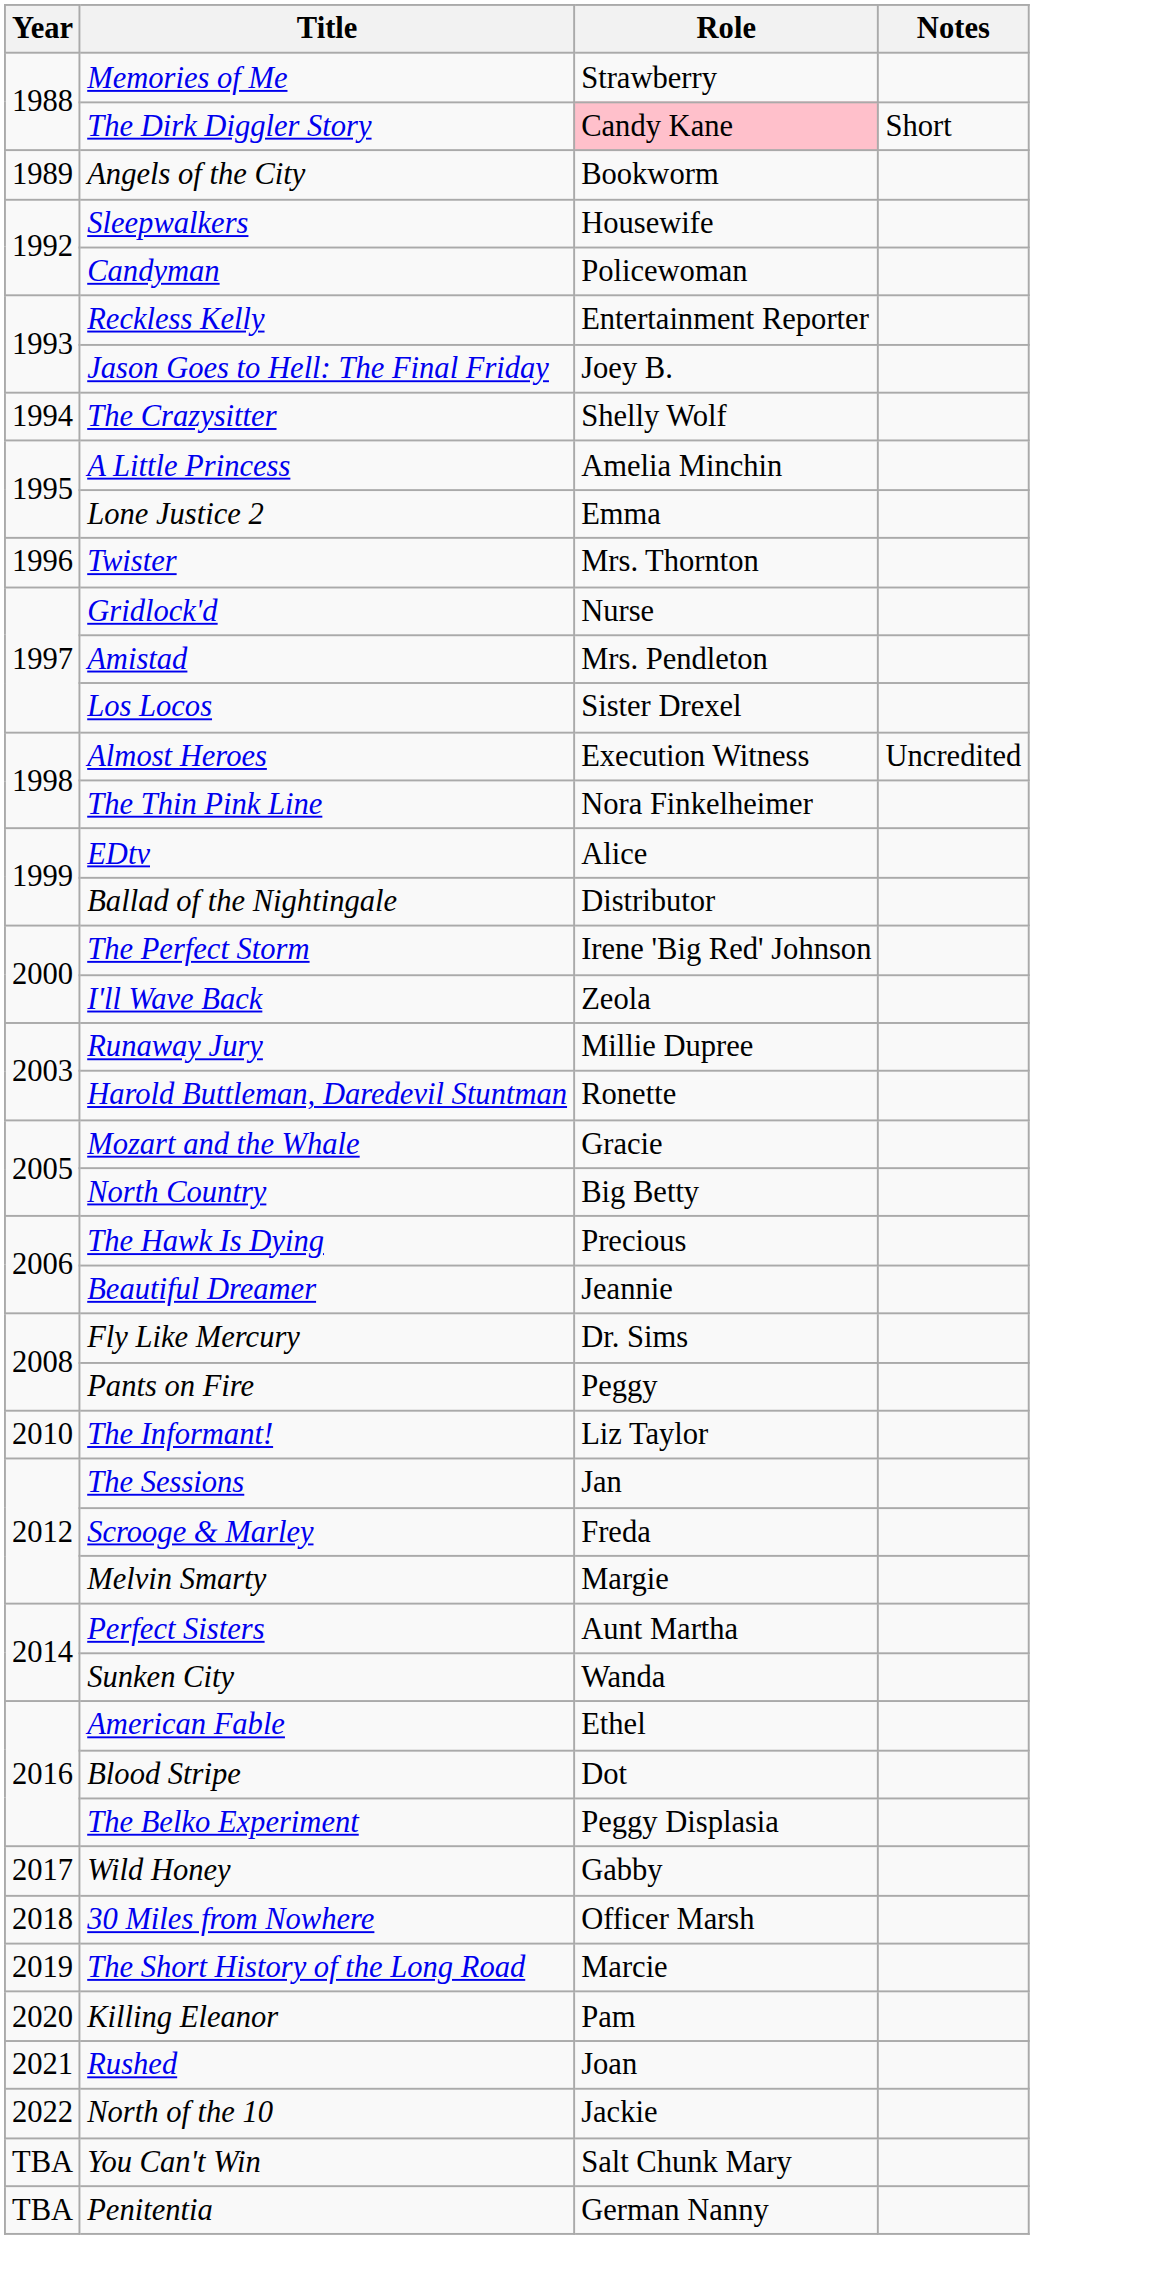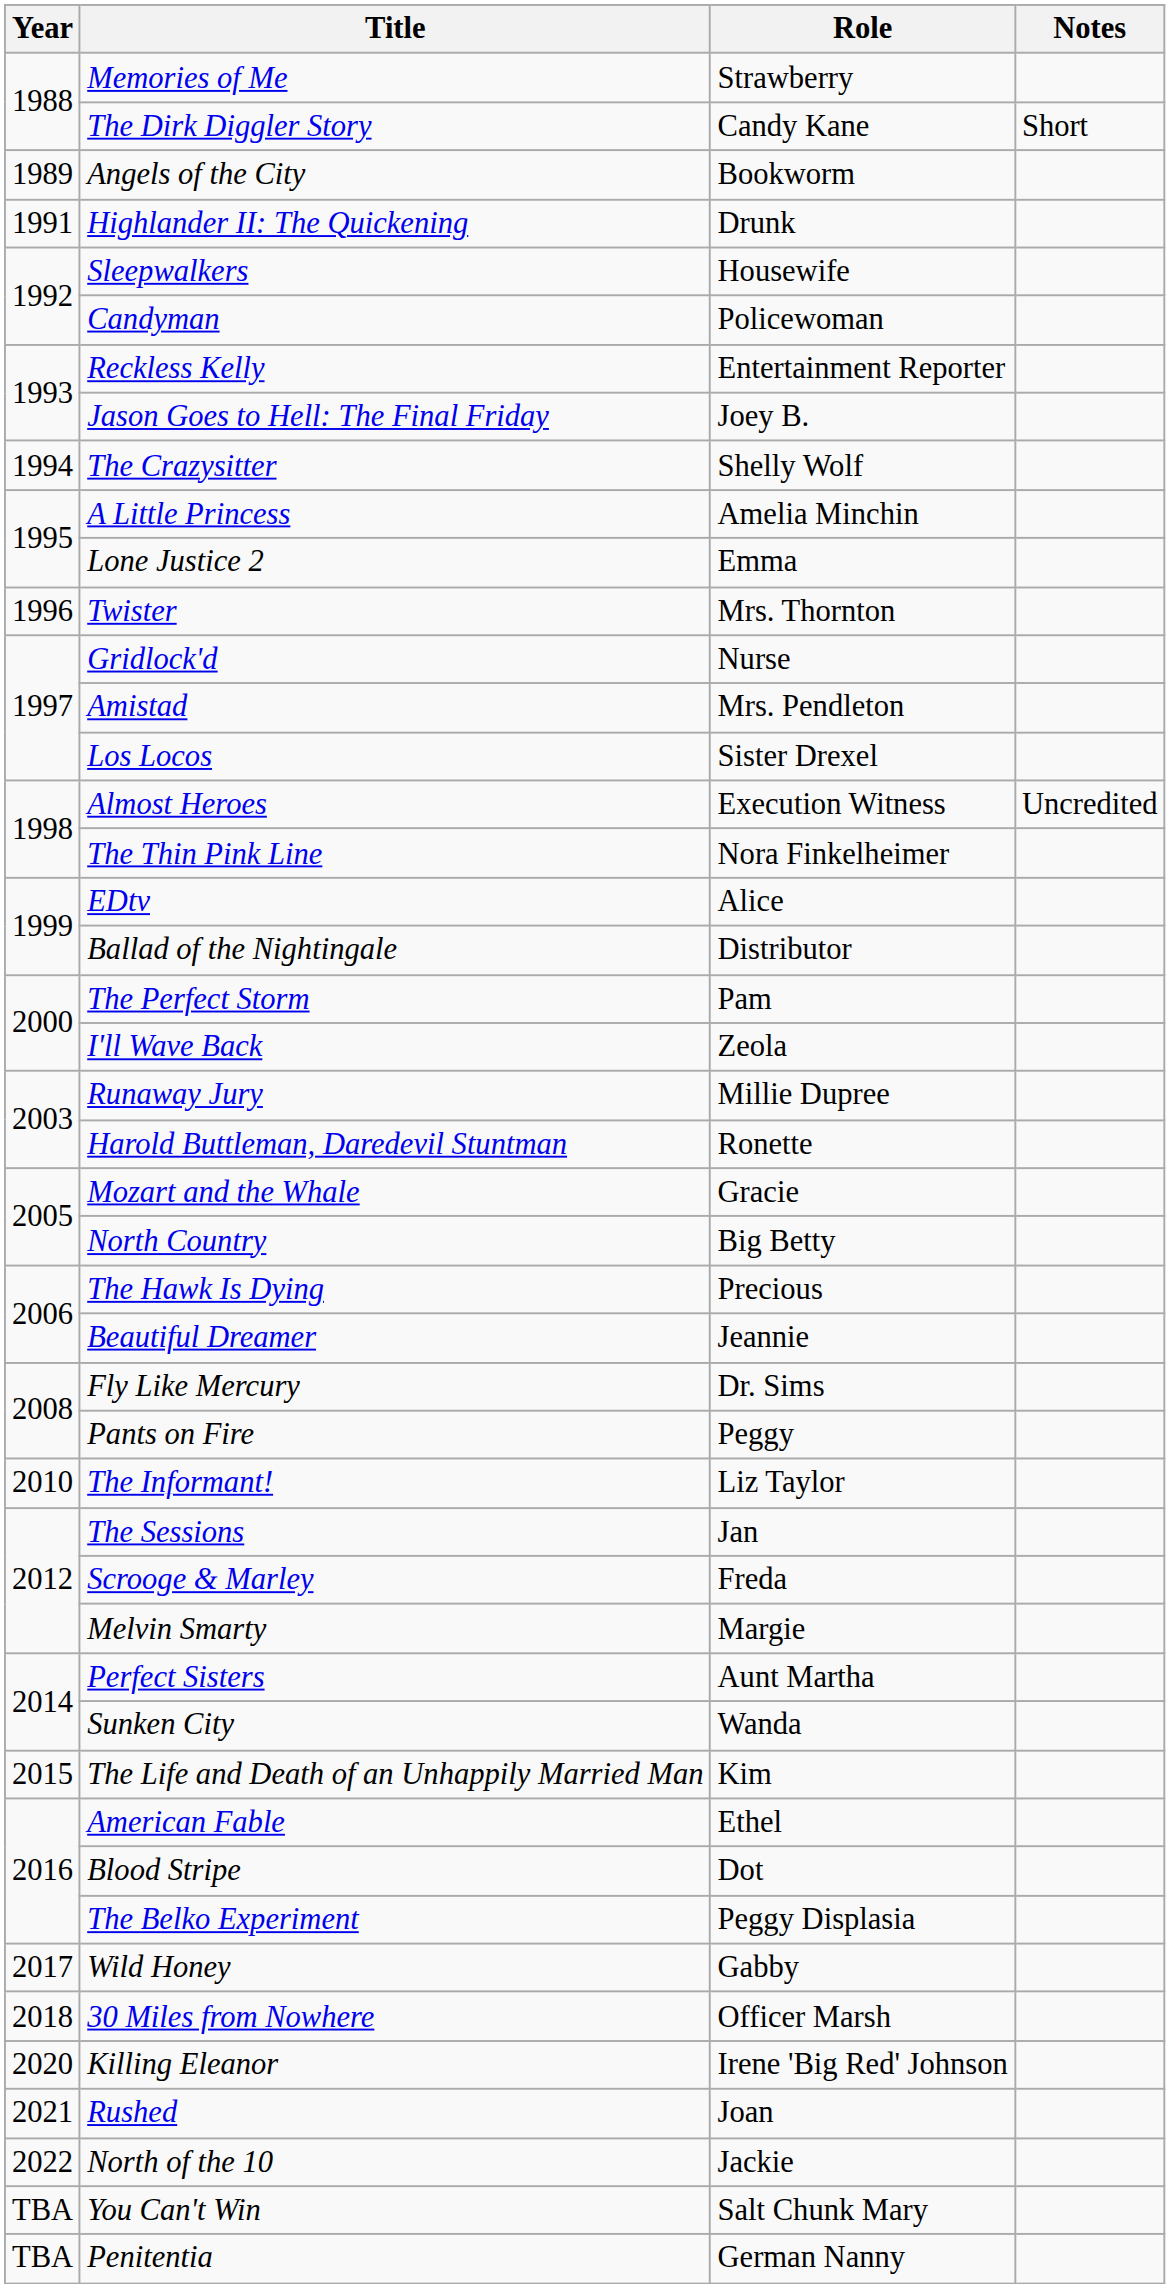(657, 125) pink background -> (793, 125) no background
+ row: (278, 222)
(726, 949) Irene 'Big Red' Johnson -> (745, 998) Pam
+ row: (395, 1773)
- row: (306, 1967)
(608, 2015) Pam -> (863, 2064) Irene 'Big Red' Johnson
